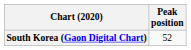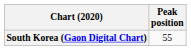(167, 38) 52 -> (167, 38) 55
